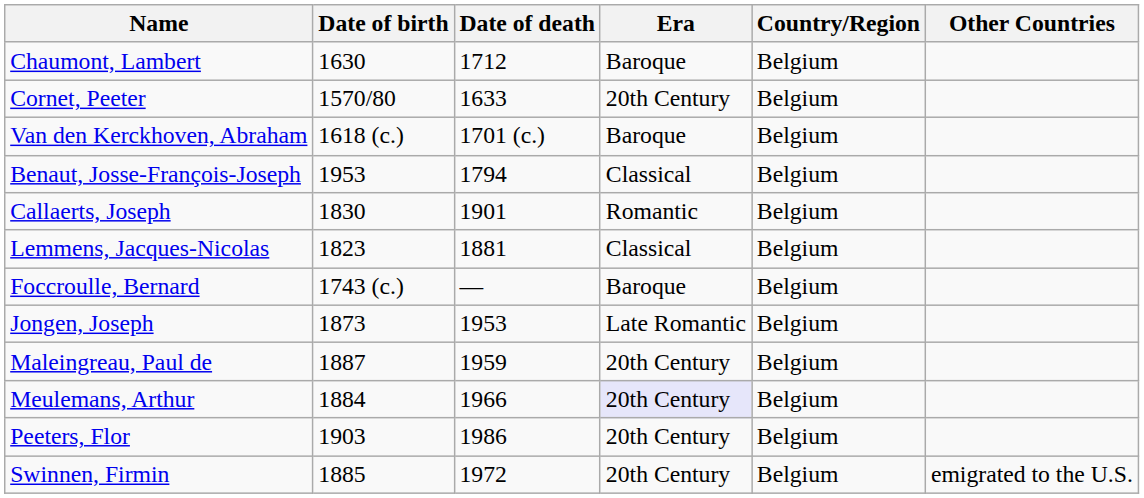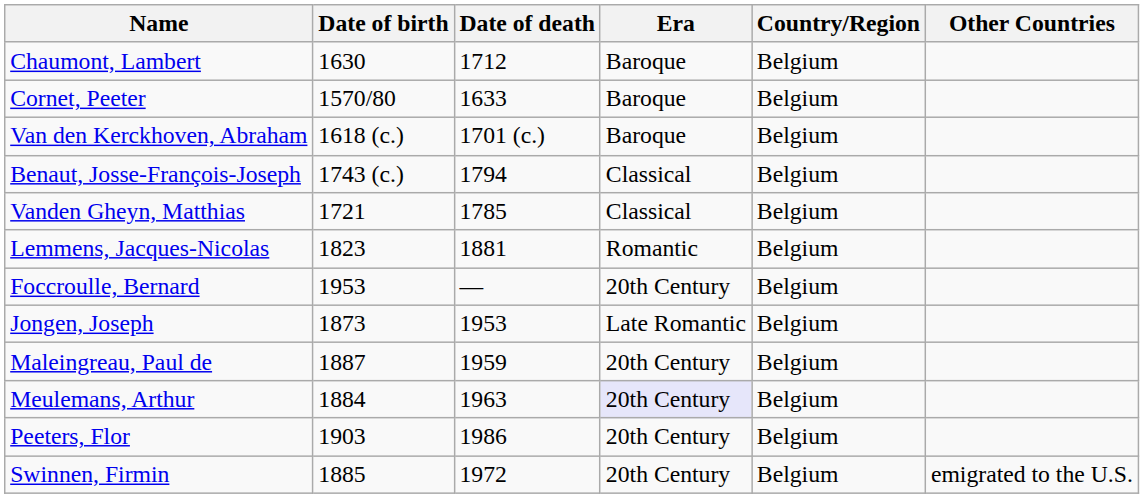(668, 98) 20th Century -> (646, 98) Baroque
(342, 173) 1953 -> (361, 173) 1743 (c.)
+ row: (128, 211)
- row: (90, 211)
(649, 248) Classical -> (652, 248) Romantic
(361, 286) 1743 (c.) -> (342, 286) 1953
(646, 286) Baroque -> (668, 286) 20th Century
(483, 398) 1966 -> (483, 398) 1963
